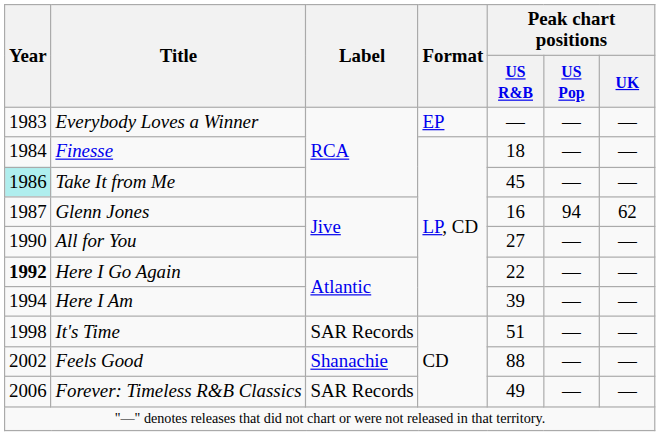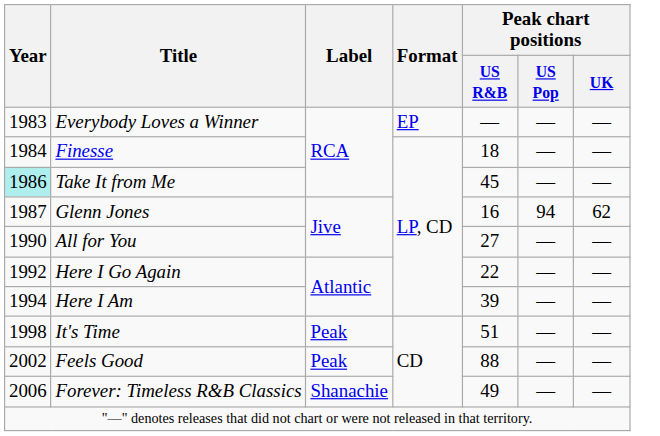(28, 271) bold -> (28, 271) normal
(362, 331) SAR Records -> (329, 331) Peak
(349, 361) Shanachie -> (329, 361) Peak
(362, 391) SAR Records -> (349, 391) Shanachie
